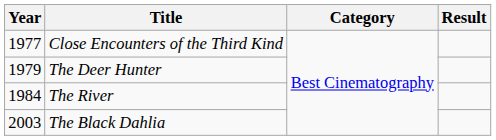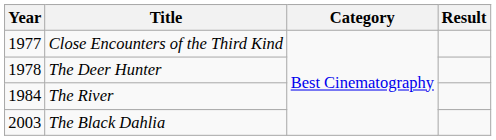(25, 69) 1979 -> (25, 69) 1978
